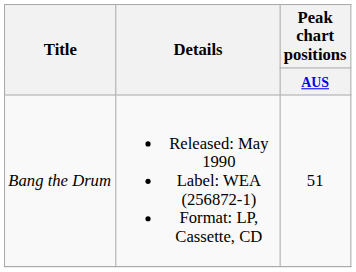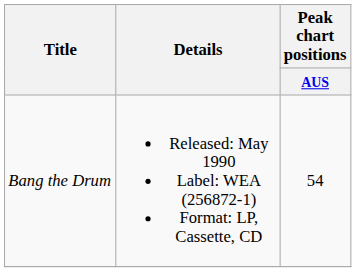(315, 180) 51 -> (315, 180) 54
